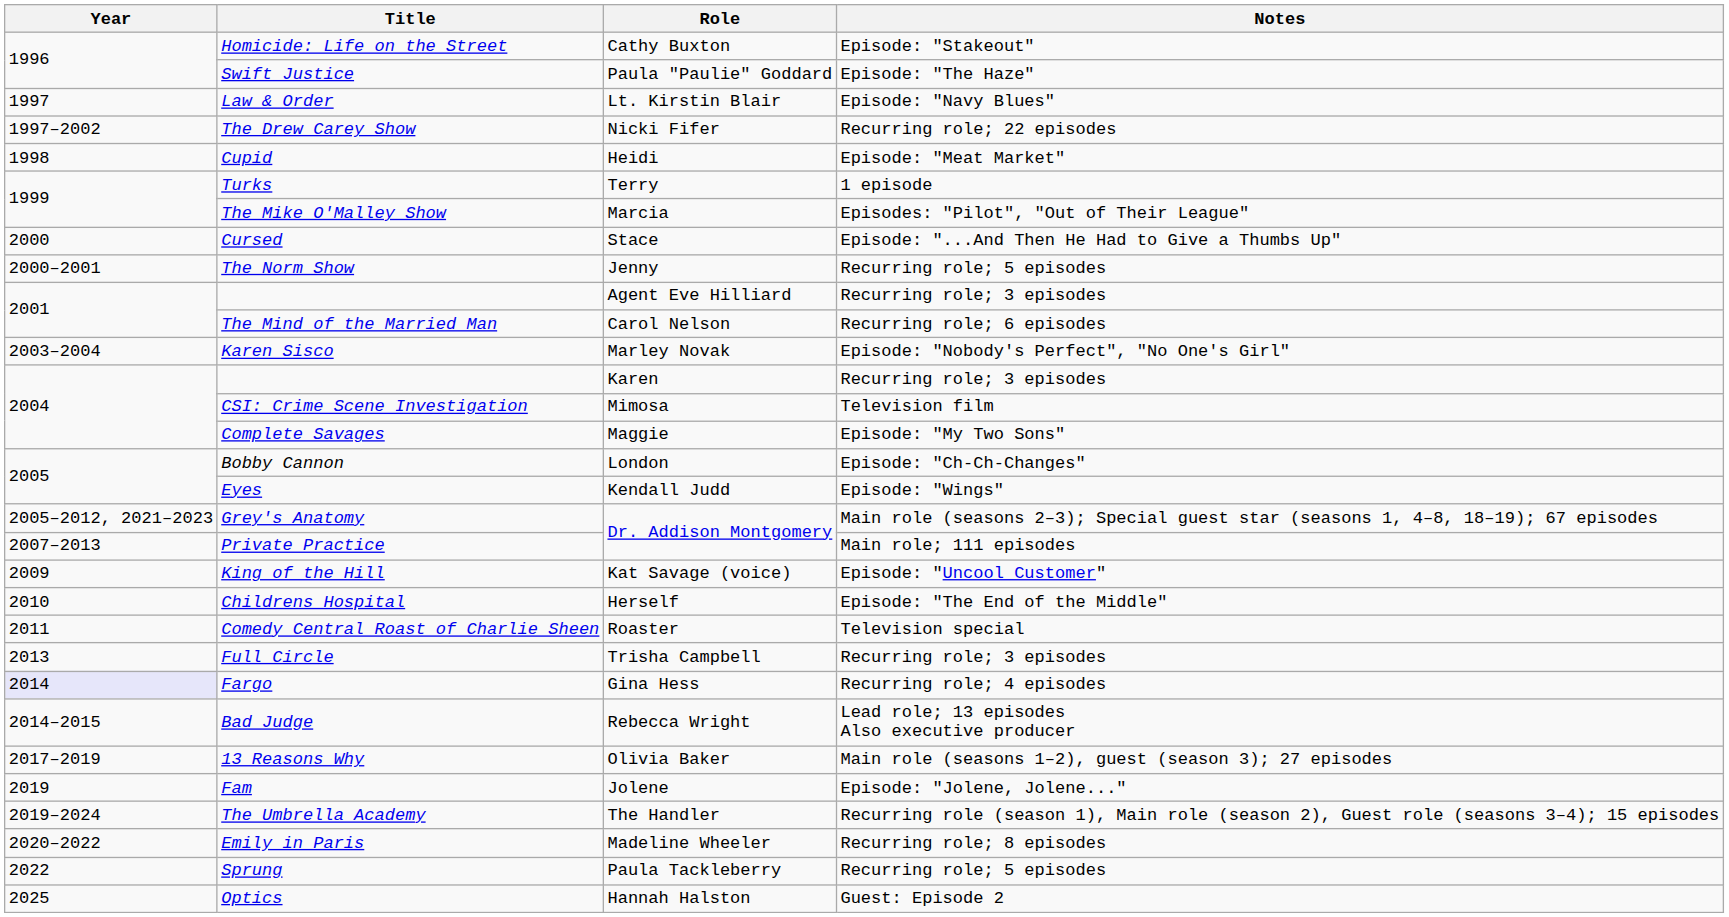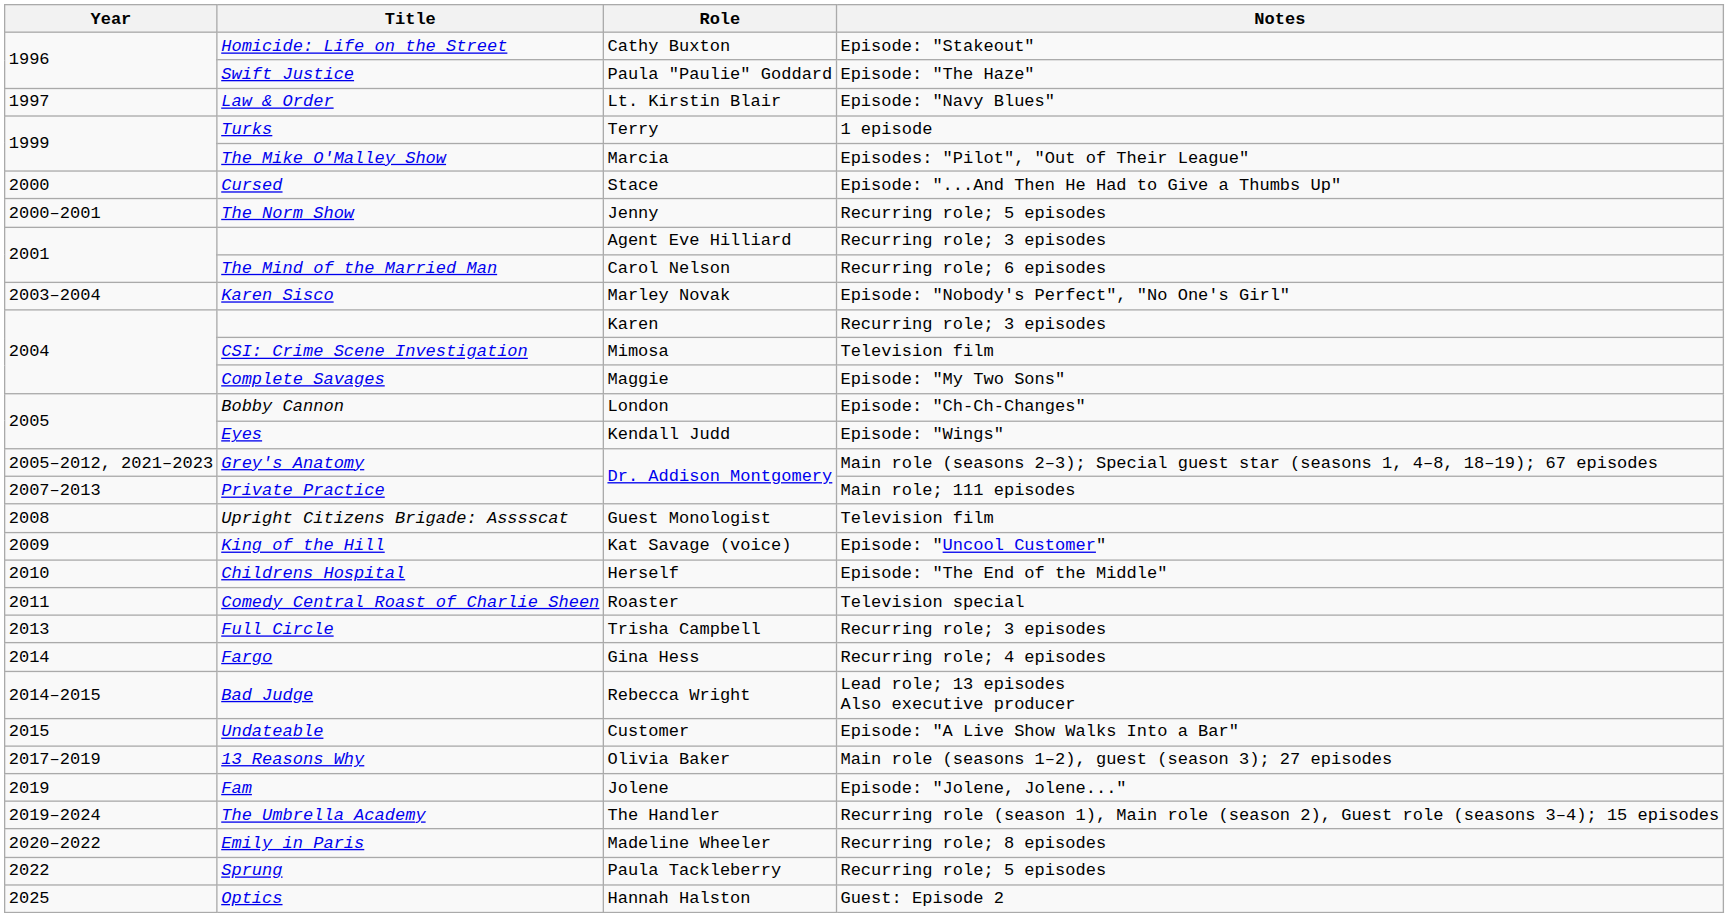- row: (318, 130)
- row: (247, 157)
+ row: (395, 518)
(29, 685) lavender background -> (29, 657) no background
+ row: (272, 732)
